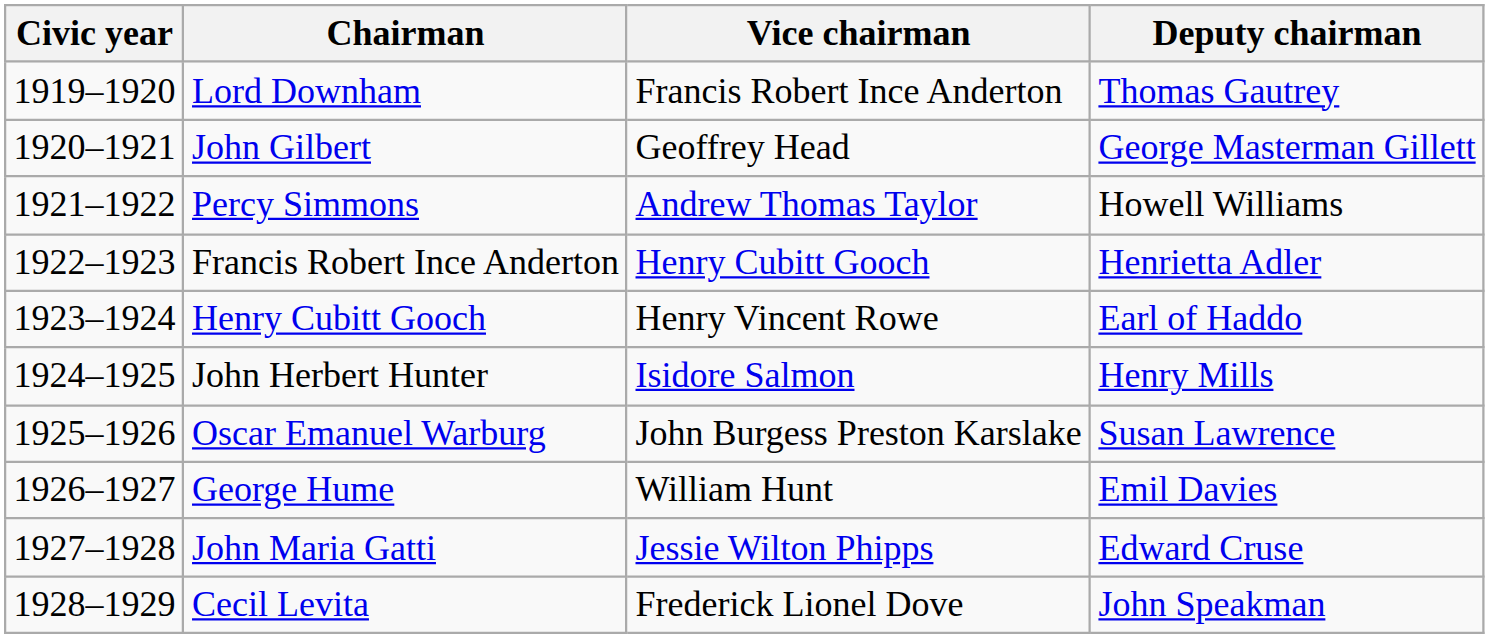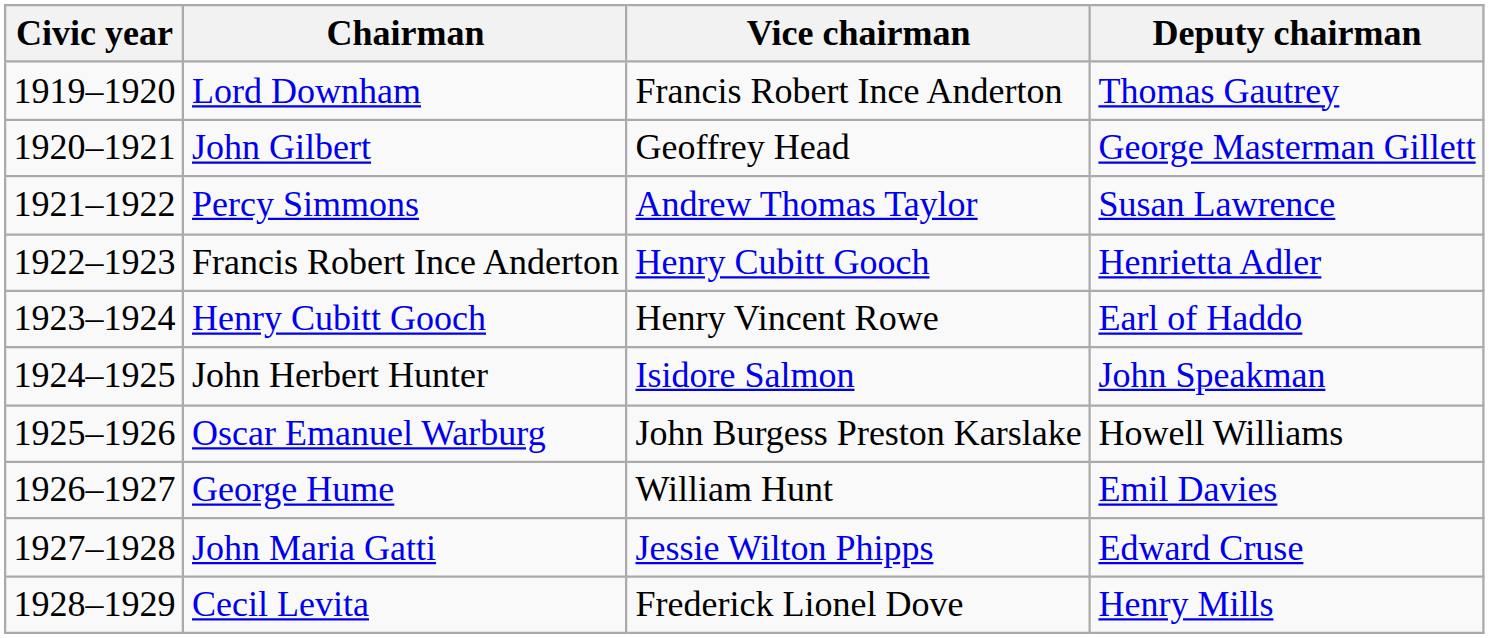(1221, 204) Howell Williams -> (1217, 204) Susan Lawrence
(1186, 375) Henry Mills -> (1212, 375) John Speakman
(1217, 432) Susan Lawrence -> (1221, 432) Howell Williams
(1212, 603) John Speakman -> (1186, 603) Henry Mills
